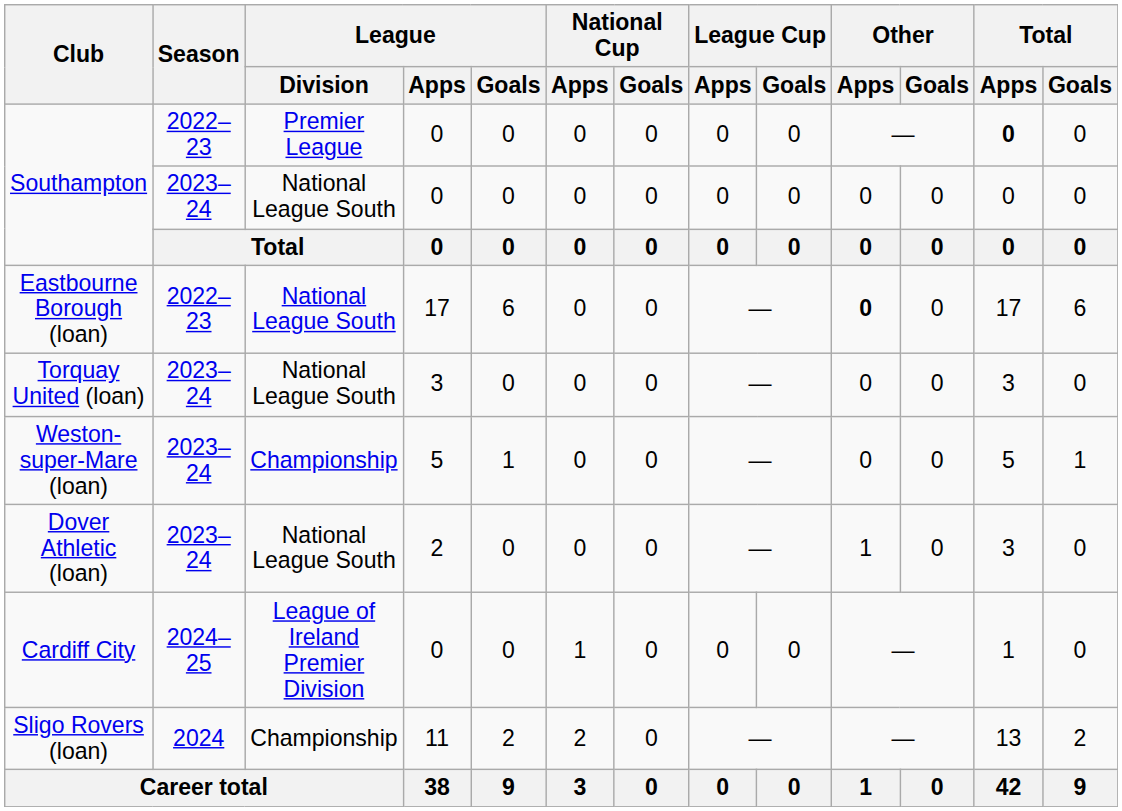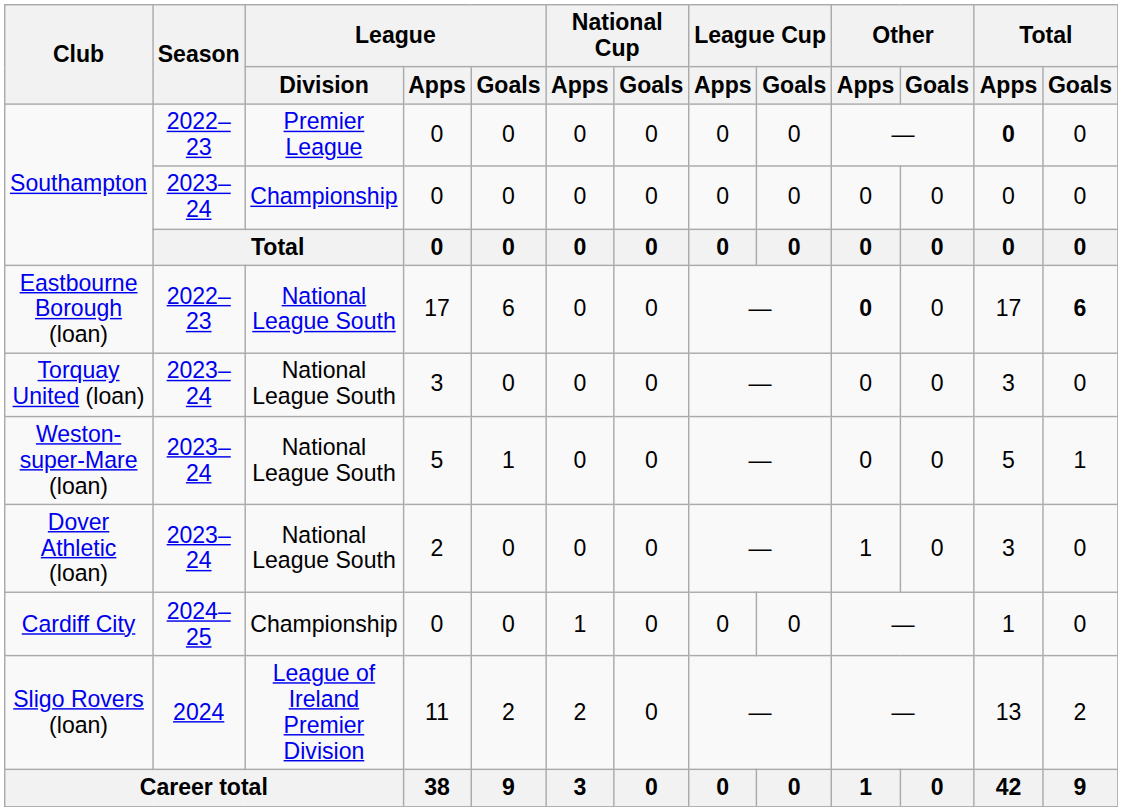(324, 197) National League South -> (324, 197) Championship
(1080, 309) normal -> (1080, 309) bold
(324, 459) Championship -> (324, 459) National League South
(324, 649) League of Ireland Premier Division -> (324, 623) Championship
(324, 738) Championship -> (324, 712) League of Ireland Premier Division
